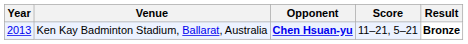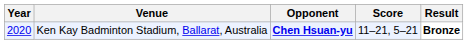(19, 31) 2013 -> (19, 31) 2020
